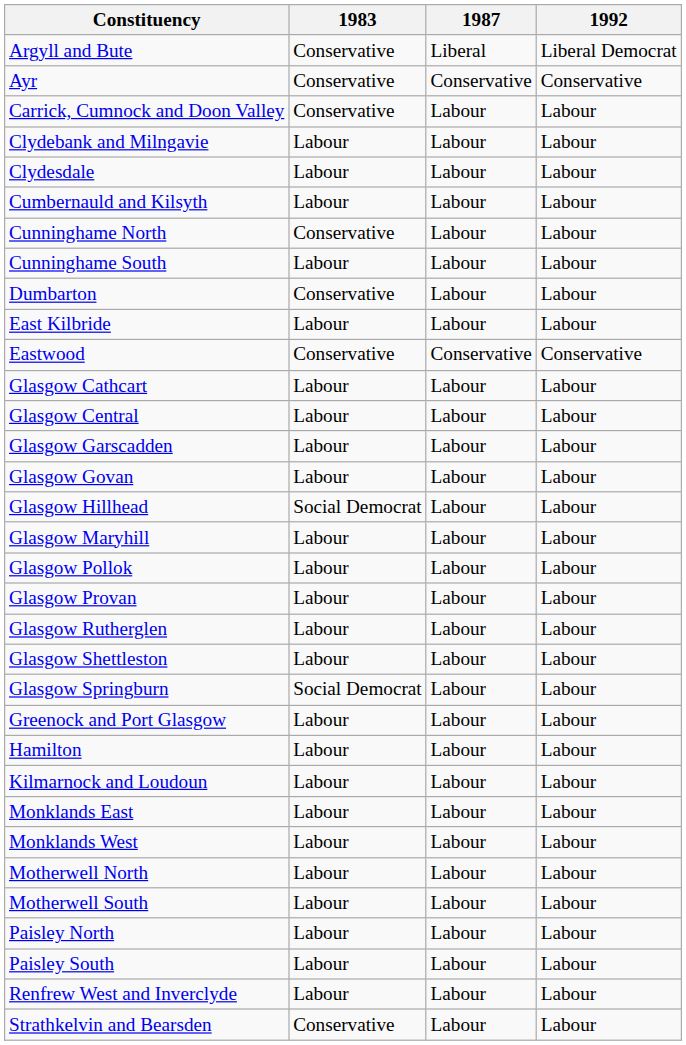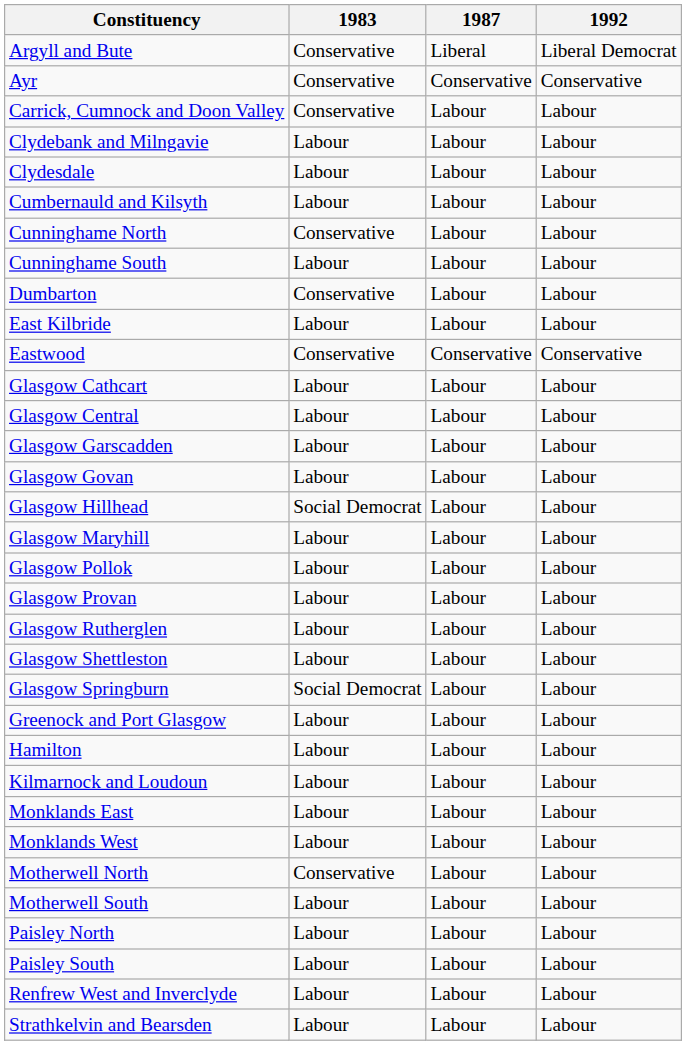(321, 872) Labour -> (344, 872) Conservative
(344, 1024) Conservative -> (321, 1024) Labour
